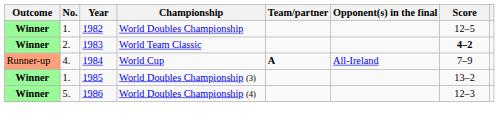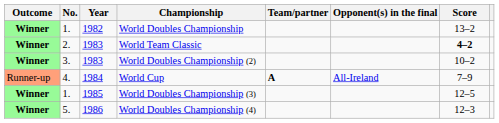(465, 28) 12–5 -> (465, 28) 13–2
+ row: (188, 61)
(465, 77) 13–2 -> (465, 93) 12–5
